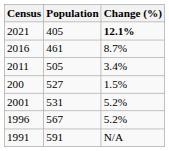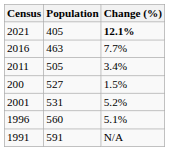(55, 48) 461 -> (55, 48) 463
(115, 48) 8.7% -> (115, 48) 7.7%
(55, 119) 567 -> (55, 119) 560
(115, 119) 5.2% -> (115, 119) 5.1%
